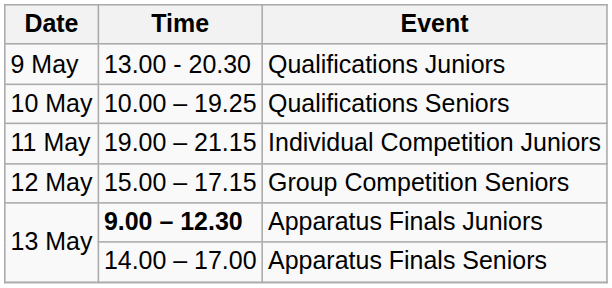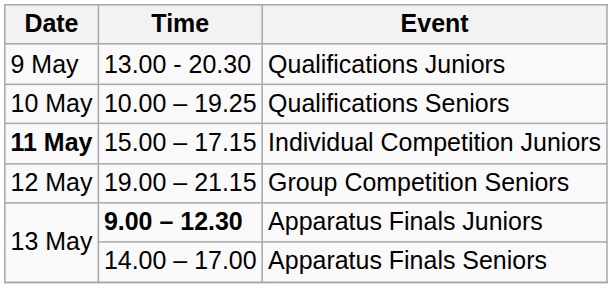(51, 143) normal -> (51, 143) bold
(180, 143) 19.00 – 21.15 -> (180, 143) 15.00 – 17.15
(180, 182) 15.00 – 17.15 -> (180, 182) 19.00 – 21.15
